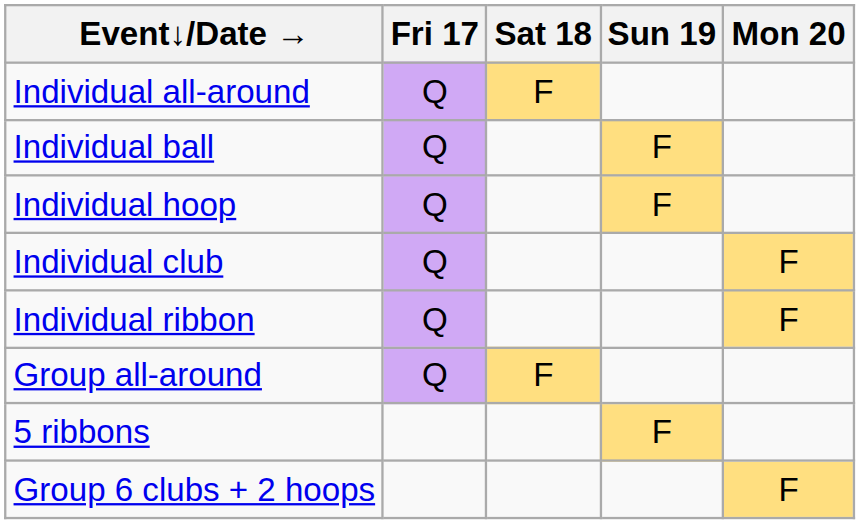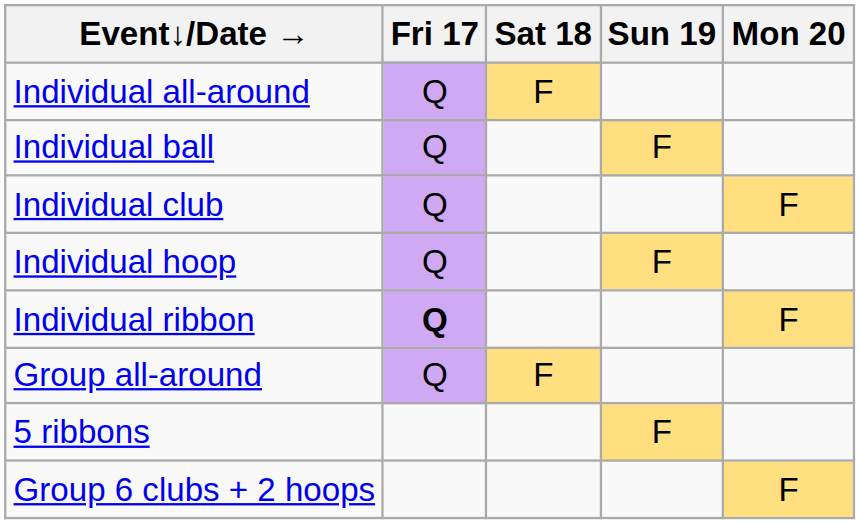rows swapped: (118, 261) <-> (125, 204)
(435, 318) normal -> (435, 318) bold
